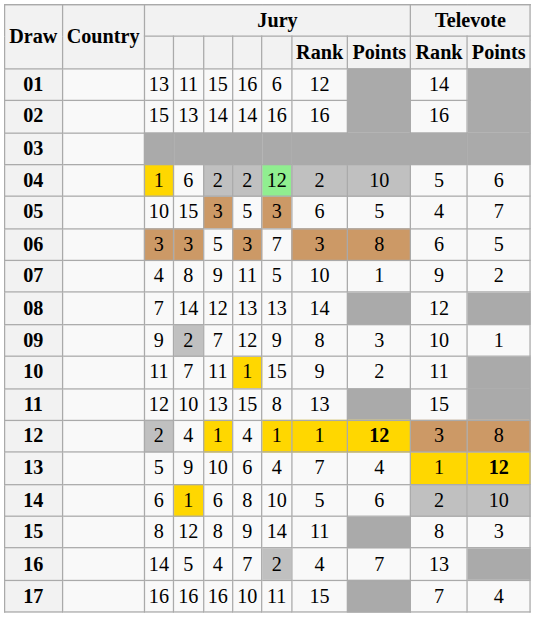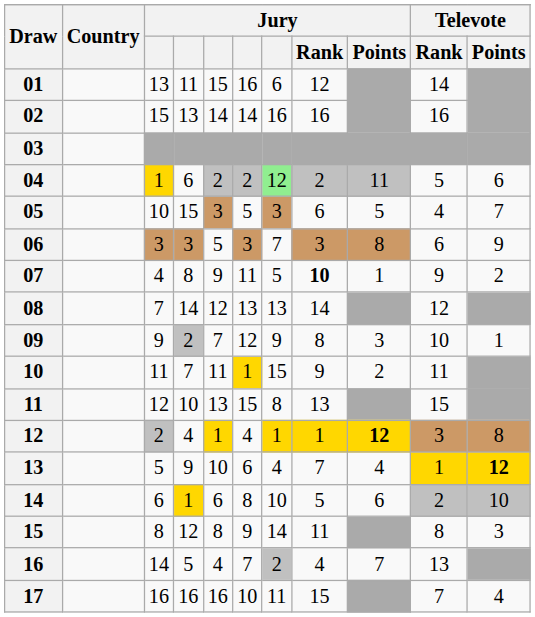(379, 180) 10 -> (379, 180) 11
(499, 244) 5 -> (499, 244) 9
(320, 276) normal -> (320, 276) bold
